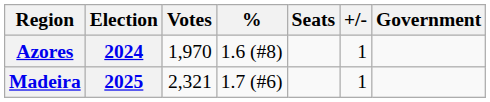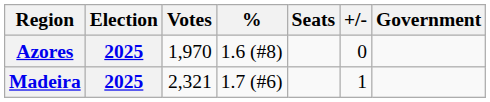(124, 50) 2024 -> (124, 50) 2025
(362, 50) 1 -> (362, 50) 0
